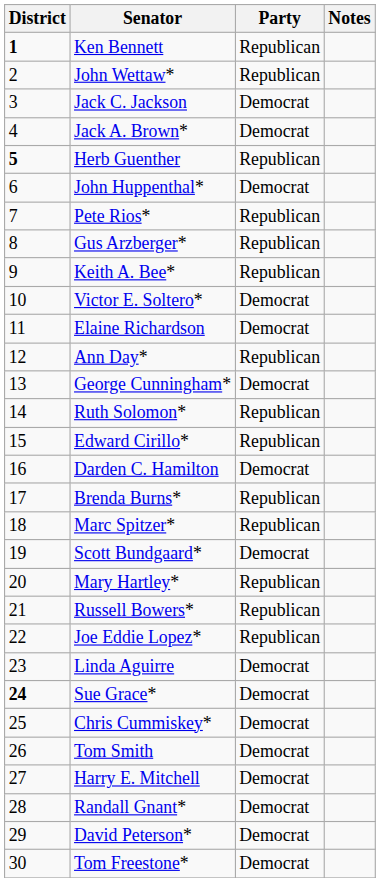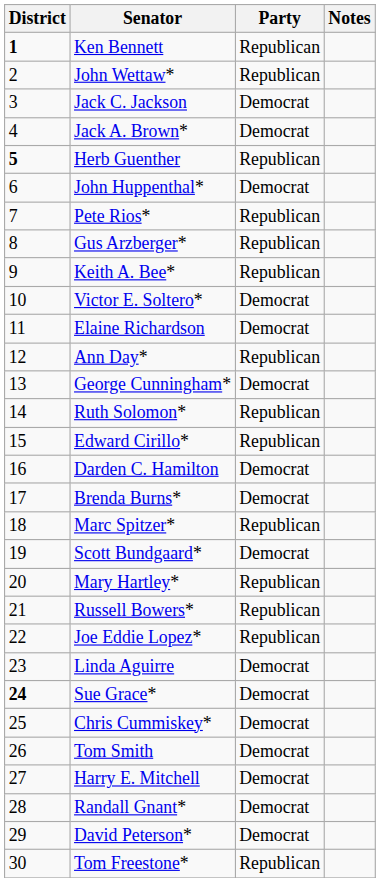(280, 497) Republican -> (274, 497) Democrat
(274, 863) Democrat -> (280, 863) Republican
